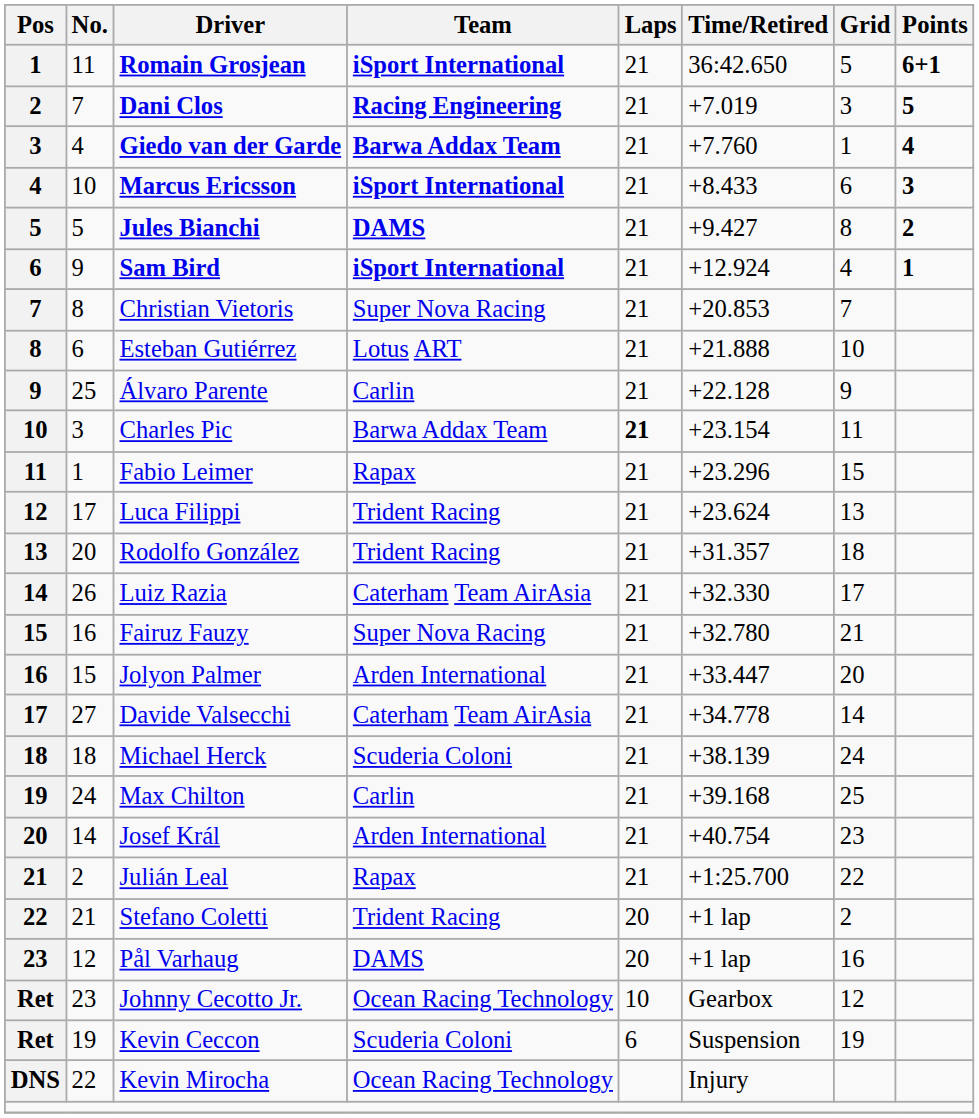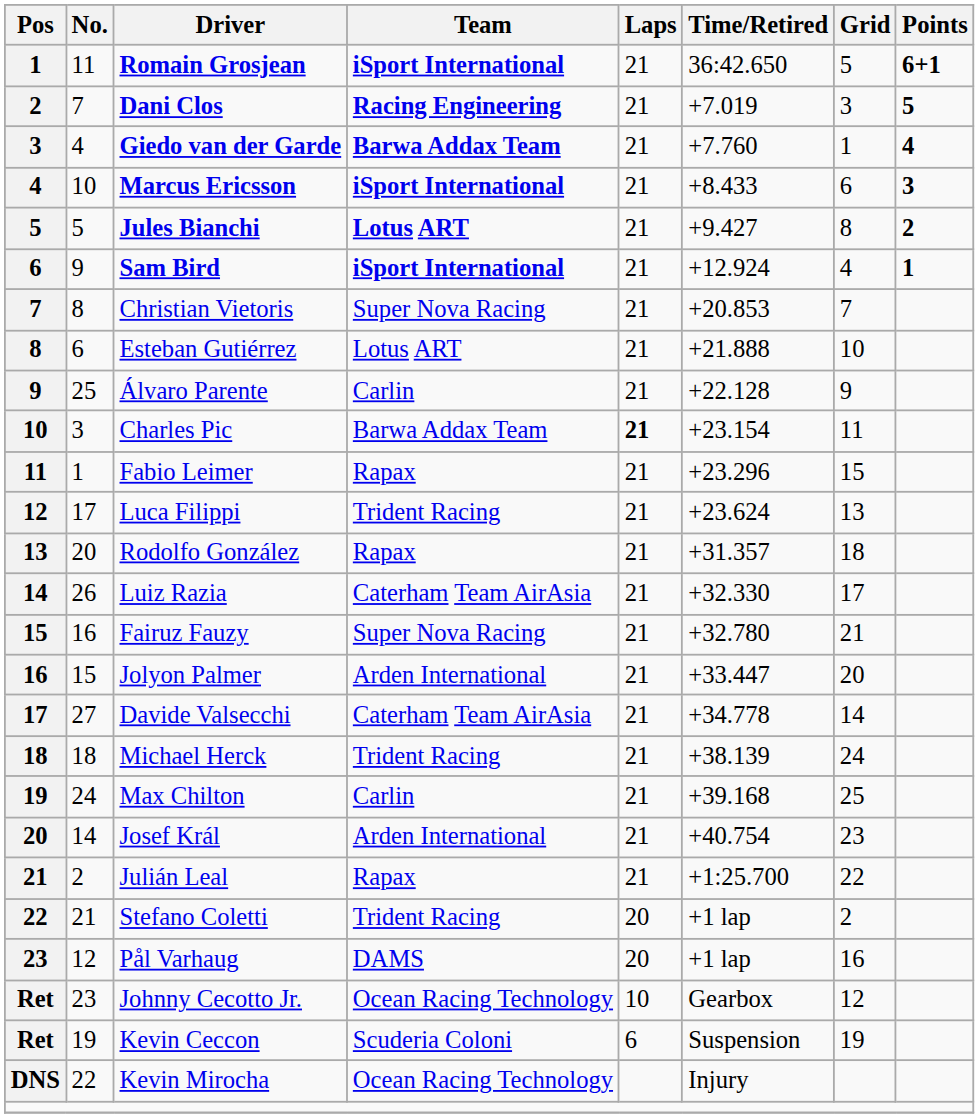(389, 227) DAMS -> (411, 227) Lotus ART
(427, 552) Trident Racing -> (384, 552) Rapax
(432, 755) Scuderia Coloni -> (427, 755) Trident Racing
